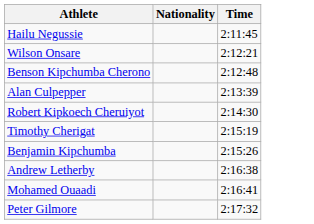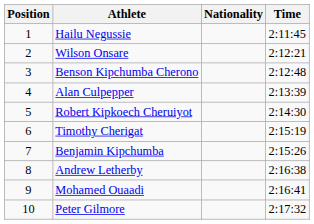+ column: (28, 14)
